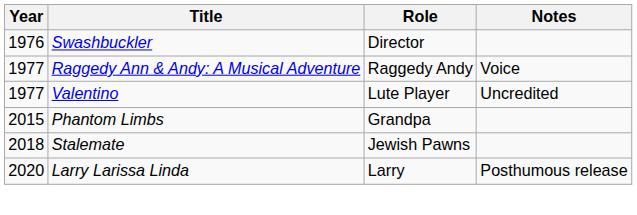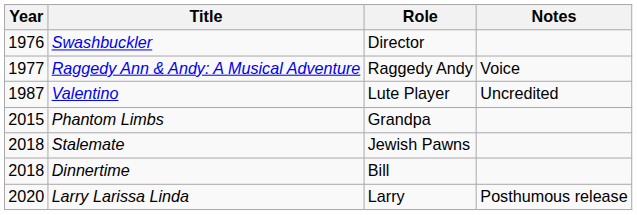(26, 94) 1977 -> (26, 94) 1987
+ row: (91, 171)
